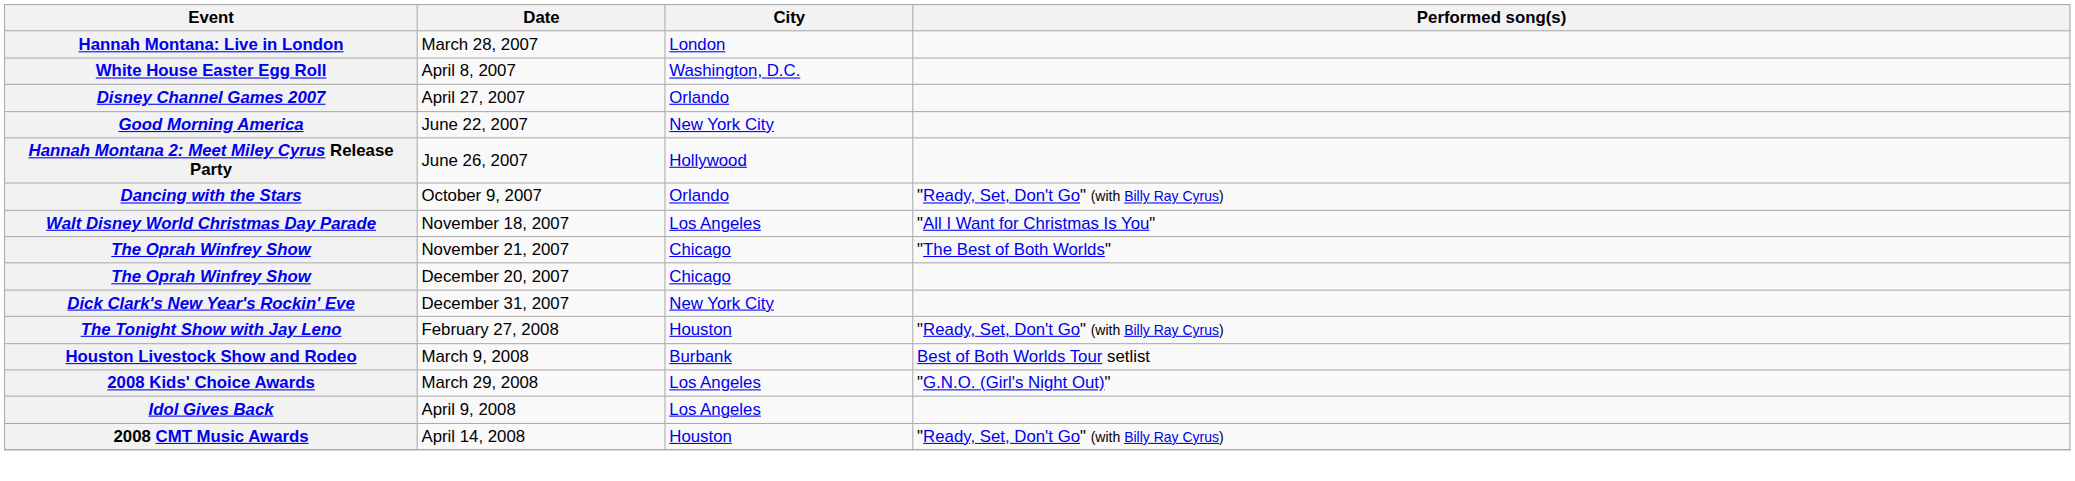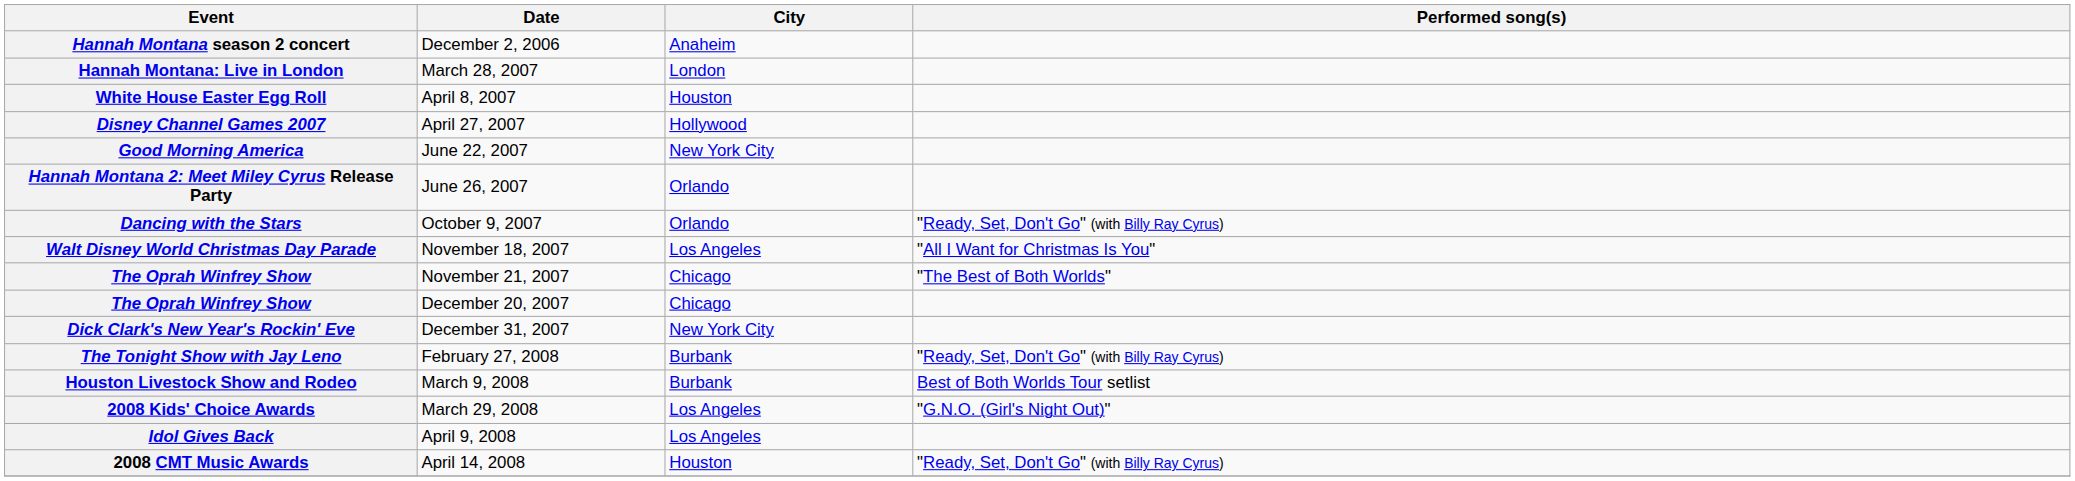+ row: (211, 44)
(735, 71) Washington, D.C. -> (701, 97) Houston
(699, 97) Orlando -> (708, 124) Hollywood
(708, 160) Hollywood -> (699, 187) Orlando
(701, 329) Houston -> (701, 356) Burbank
